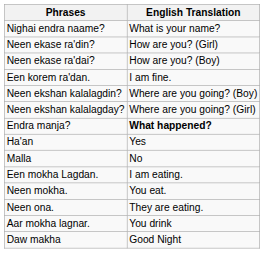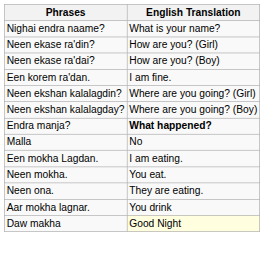(193, 93) Where are you going? (Boy) -> (192, 93) Where are you going? (Girl)
(192, 110) Where are you going? (Girl) -> (193, 110) Where are you going? (Boy)
- row: (20, 142)
(155, 239) no background -> (155, 223) lightyellow background
